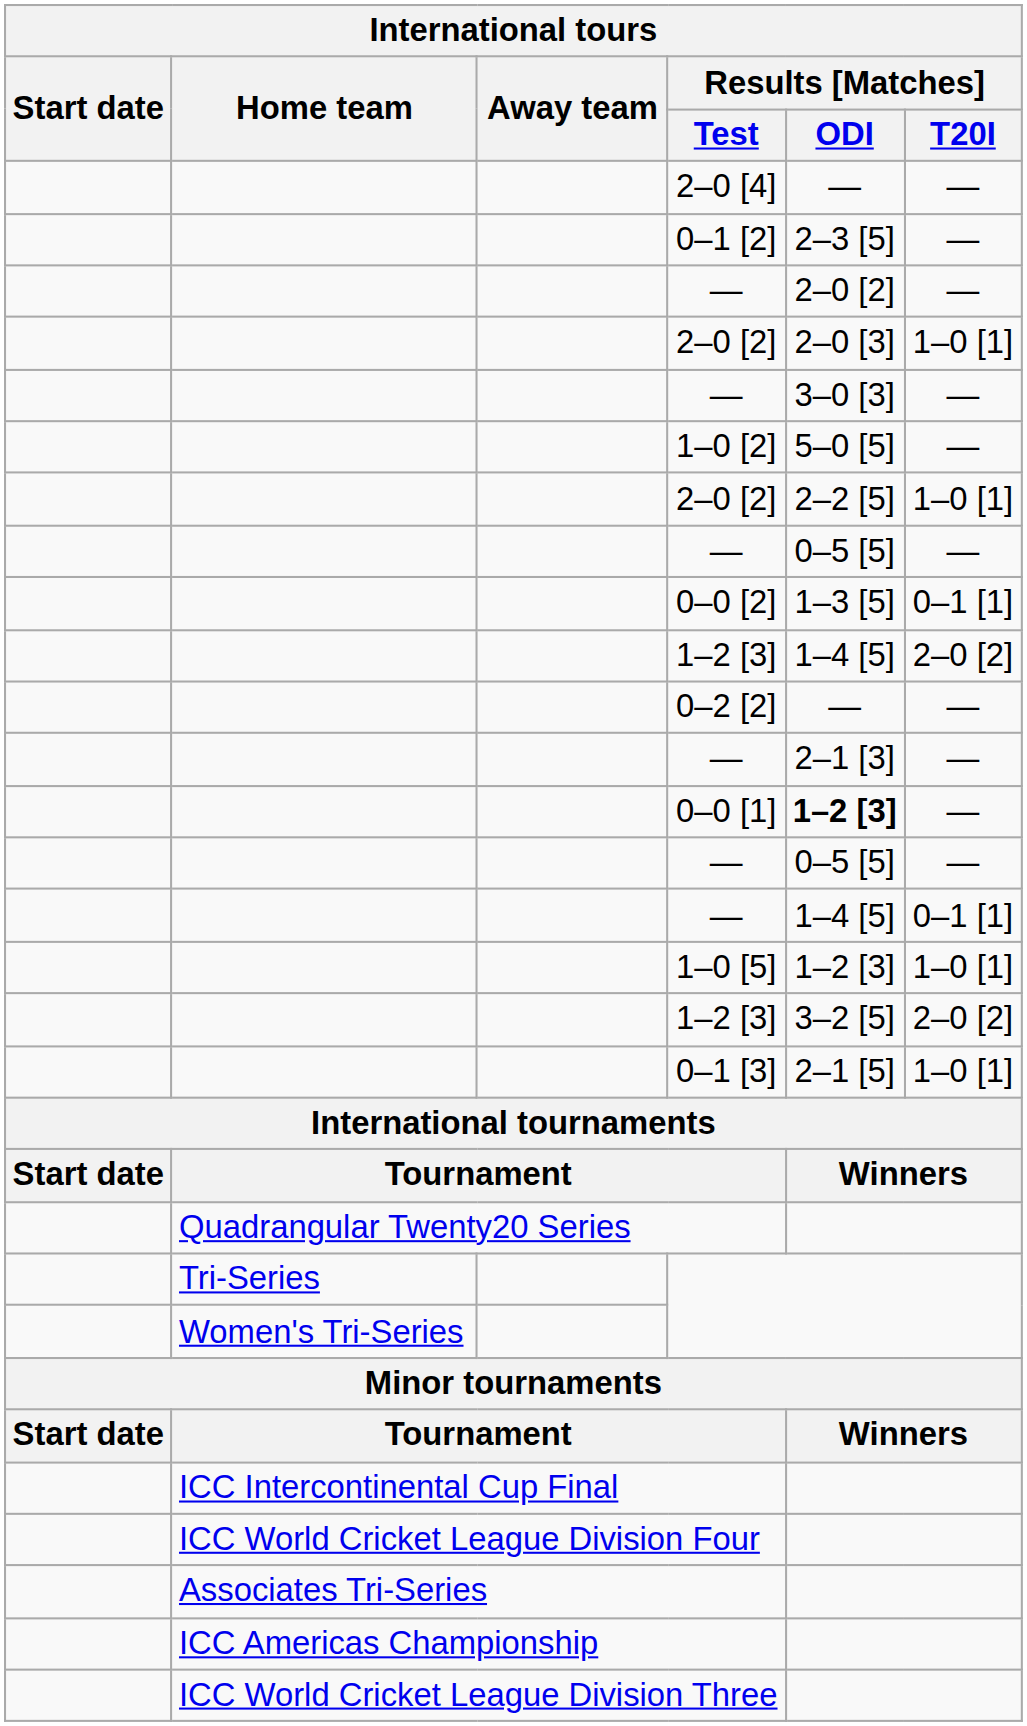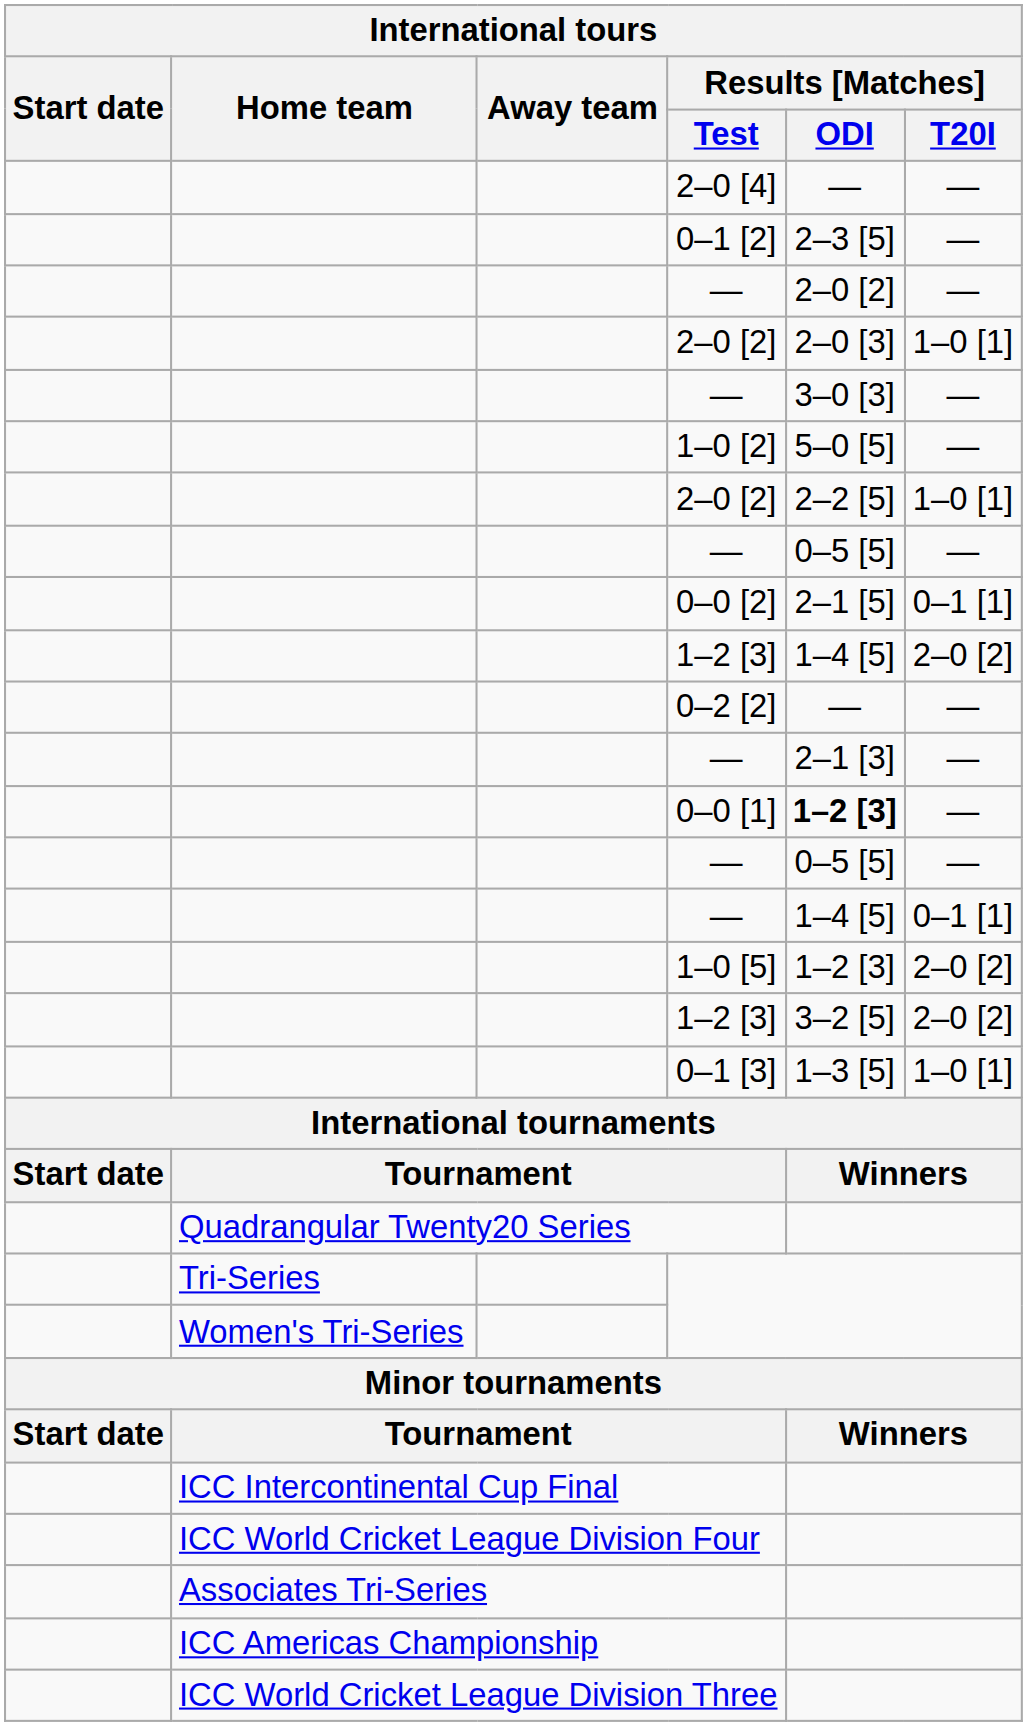(845, 602) 1–3 [5] -> (845, 602) 2–1 [5]
(963, 966) 1–0 [1] -> (963, 966) 2–0 [2]
(845, 1070) 2–1 [5] -> (845, 1070) 1–3 [5]
